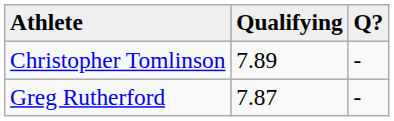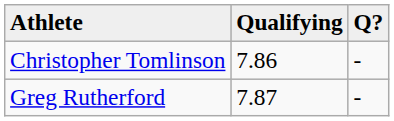(257, 60) 7.89 -> (257, 60) 7.86
